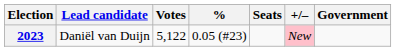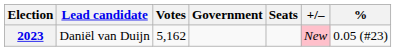columns swapped: (219, 14) <-> (353, 14)
(171, 35) 5,122 -> (171, 35) 5,162
